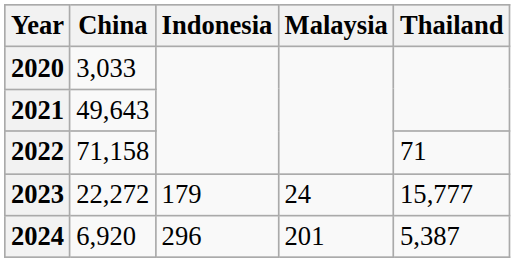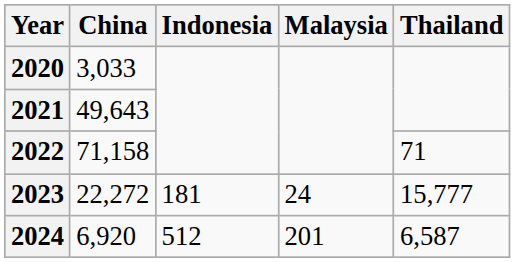(182, 194) 179 -> (182, 194) 181
(182, 236) 296 -> (182, 236) 512
(430, 236) 5,387 -> (430, 236) 6,587
